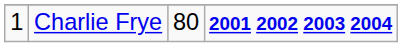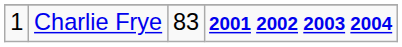(186, 23) 80 -> (186, 23) 83
